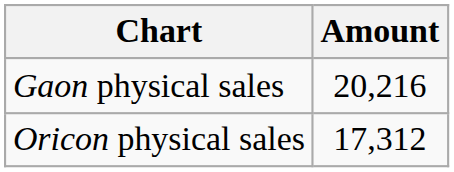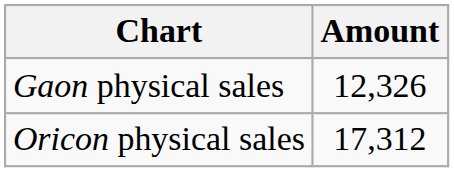(380, 85) 20,216 -> (380, 85) 12,326
